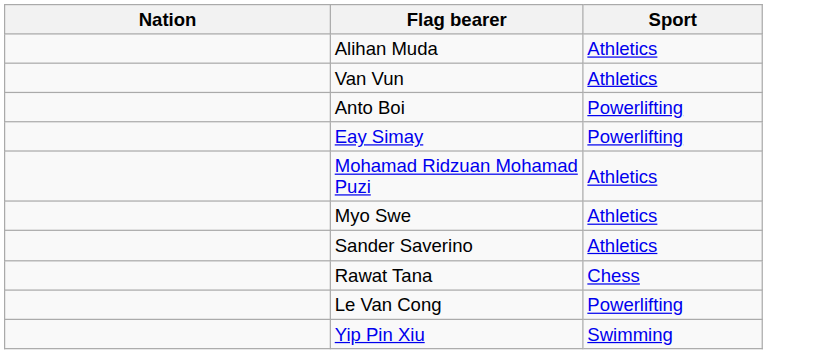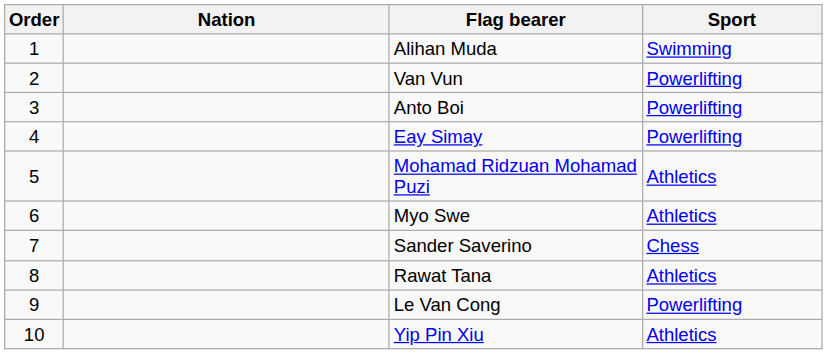+ column: (34, 19)
(622, 49) Athletics -> (689, 49) Swimming
(622, 78) Athletics -> (694, 78) Powerlifting
(622, 246) Athletics -> (673, 246) Chess
(614, 275) Chess -> (681, 275) Athletics
(630, 334) Swimming -> (681, 334) Athletics
